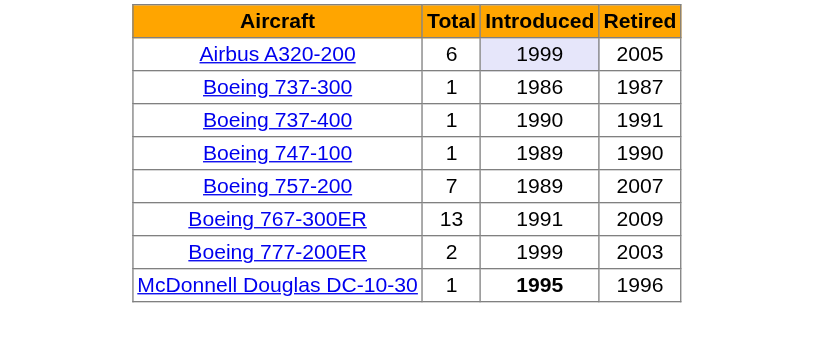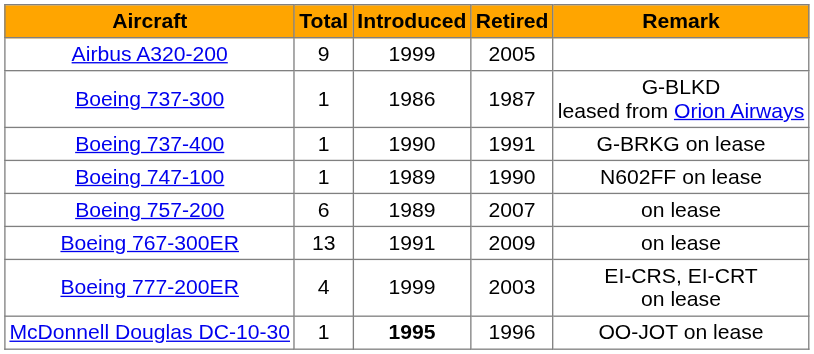+ column: (681, 21)
(452, 54) 6 -> (324, 54) 9
(540, 54) lavender background -> (412, 54) no background
(452, 186) 7 -> (324, 209) 6
(452, 252) 2 -> (324, 287) 4
